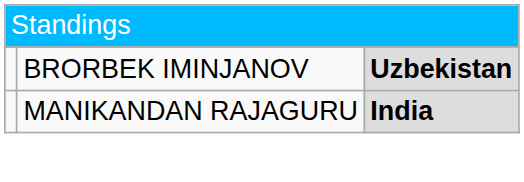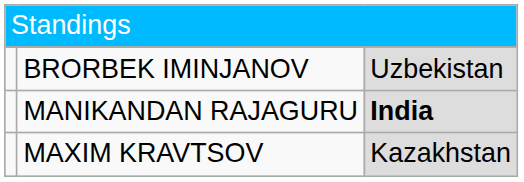(441, 68) bold -> (437, 68) normal
+ row: (143, 153)
